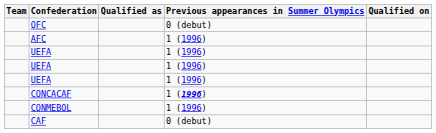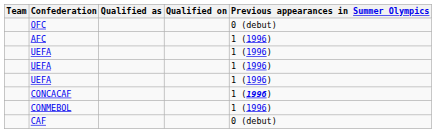columns swapped: (399, 11) <-> (265, 11)
